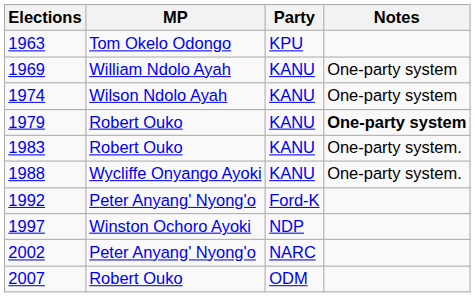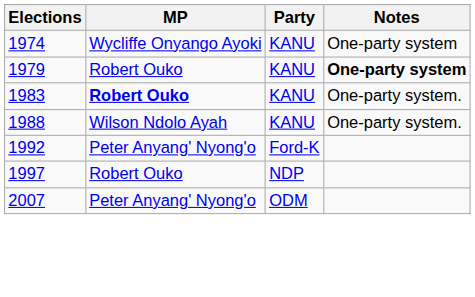- row: (27, 43)
- row: (27, 69)
(158, 95) Wilson Ndolo Ayah -> (175, 43) Wycliffe Onyango Ayoki
(136, 148) normal -> (139, 95) bold
(175, 174) Wycliffe Onyango Ayoki -> (158, 122) Wilson Ndolo Ayah
(170, 226) Winston Ochoro Ayoki -> (136, 174) Robert Ouko
- row: (27, 252)
(136, 278) Robert Ouko -> (173, 200) Peter Anyang' Nyong'o
